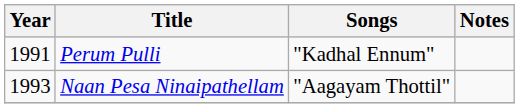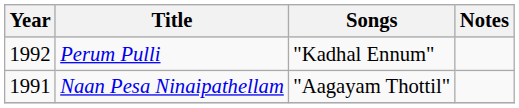(30, 53) 1991 -> (30, 53) 1992
(30, 86) 1993 -> (30, 86) 1991
